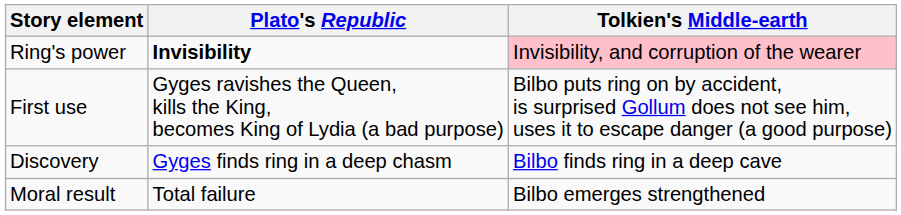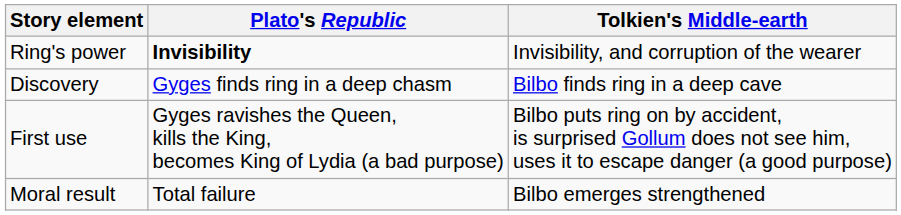(687, 52) pink background -> (687, 52) no background
rows swapped: (54, 161) <-> (49, 107)
